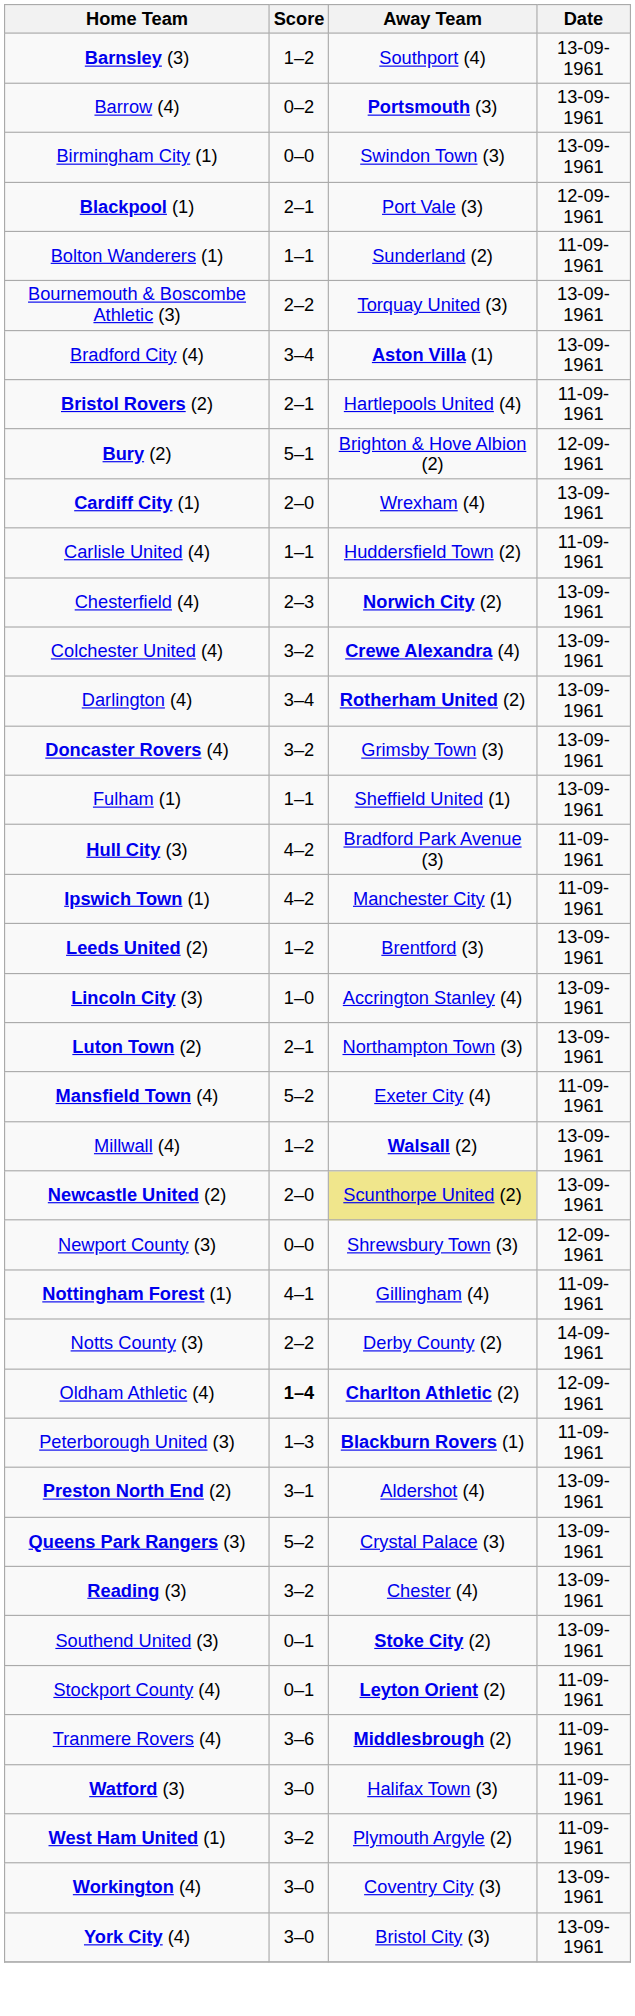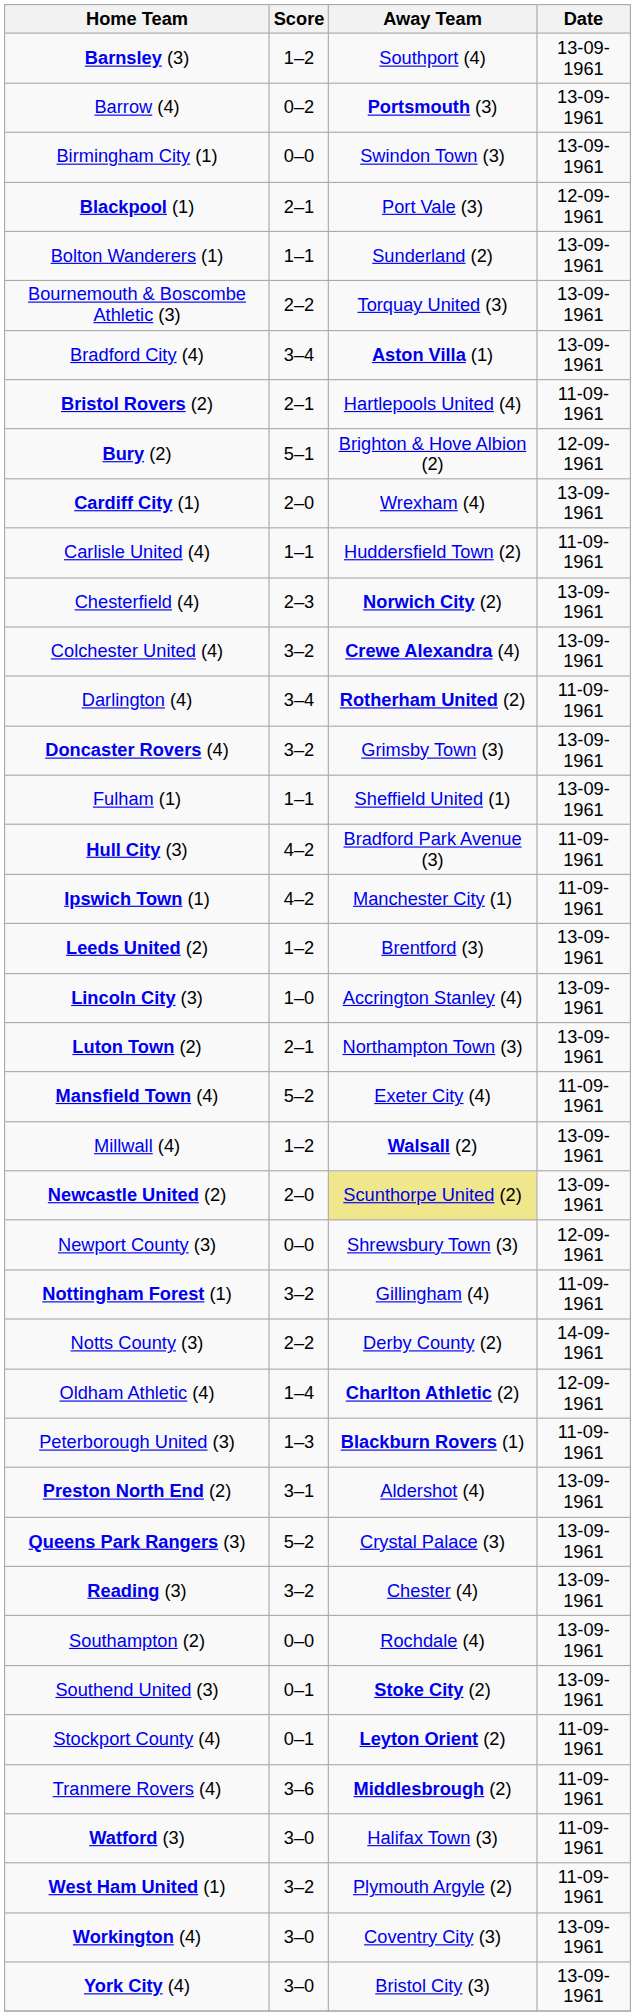(583, 255) 11-09-1961 -> (583, 255) 13-09-1961
(583, 700) 13-09-1961 -> (583, 700) 11-09-1961
(299, 1294) 4–1 -> (299, 1294) 3–2
(299, 1393) bold -> (299, 1393) normal
+ row: (137, 1640)
